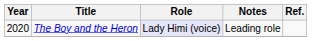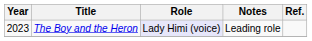(18, 28) 2020 -> (18, 28) 2023
